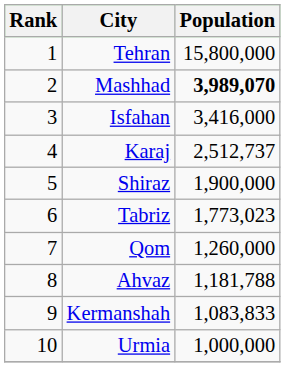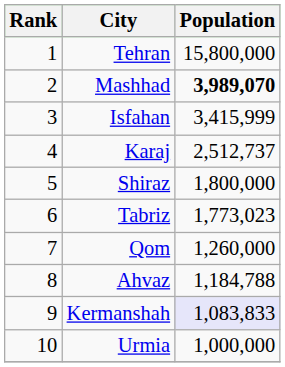(234, 118) 3,416,000 -> (234, 118) 3,415,999
(234, 183) 1,900,000 -> (234, 183) 1,800,000
(234, 280) 1,181,788 -> (234, 280) 1,184,788
(234, 313) no background -> (234, 313) lavender background
